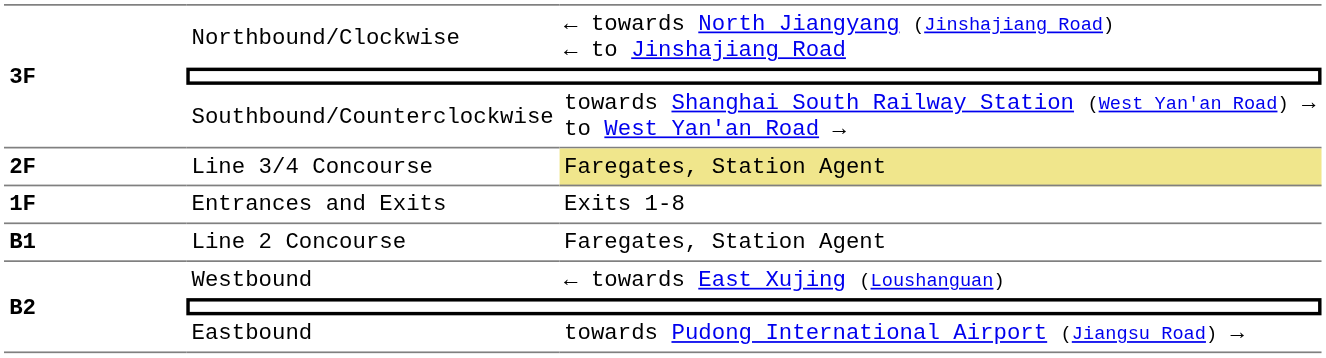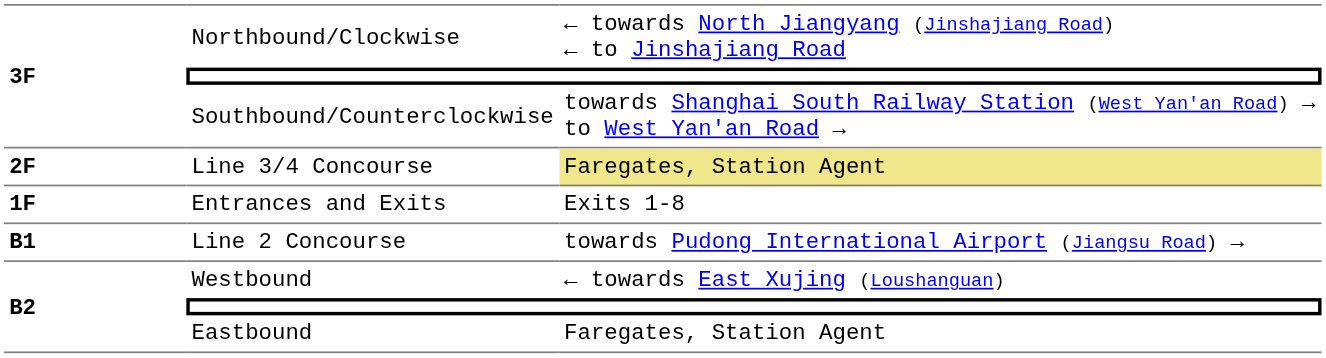(725, 242) Faregates, Station Agent -> (904, 242) towards Pudong International Airport (Jiangsu Road) →
(904, 333) towards Pudong International Airport (Jiangsu Road) → -> (725, 333) Faregates, Station Agent
